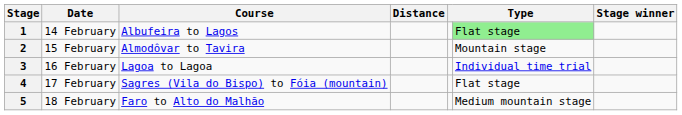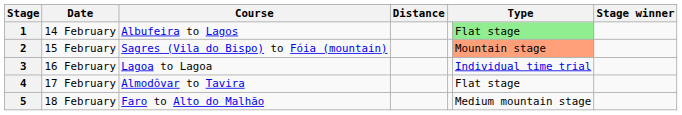(183, 48) Almodôvar to Tavira -> (254, 48) Sagres (Vila do Bispo) to Fóia (mountain)
(500, 48) no background -> (500, 48) lightsalmon background
(254, 84) Sagres (Vila do Bispo) to Fóia (mountain) -> (183, 84) Almodôvar to Tavira
